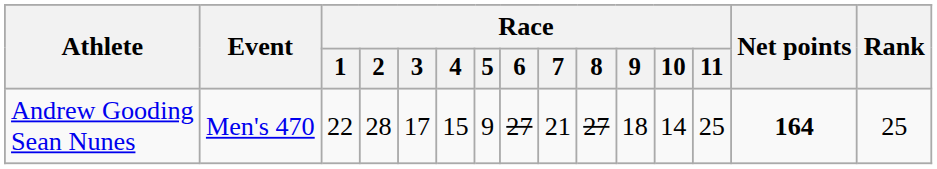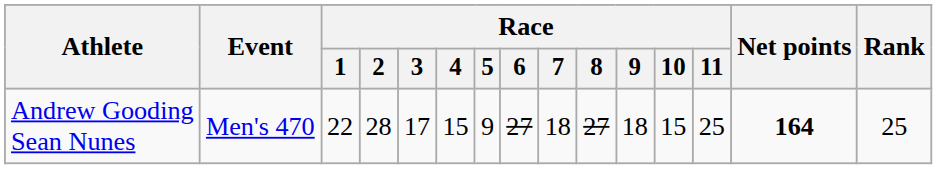(558, 126) 21 -> (558, 126) 18
(673, 126) 14 -> (673, 126) 15
